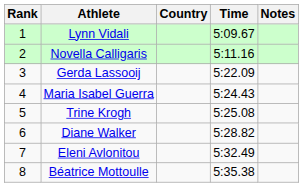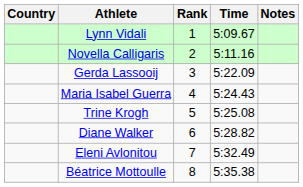columns swapped: (23, 14) <-> (183, 14)
